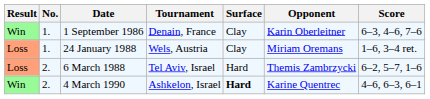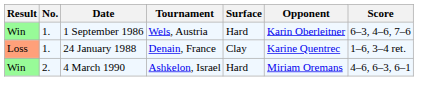(182, 30) Denain, France -> (178, 30) Wels, Austria
(236, 30) Clay -> (237, 30) Hard
(178, 48) Wels, Austria -> (182, 48) Denain, France
(305, 48) Miriam Oremans -> (304, 48) Karine Quentrec
- row: (94, 66)
(238, 84) bold -> (237, 66) normal
(304, 84) Karine Quentrec -> (305, 66) Miriam Oremans
